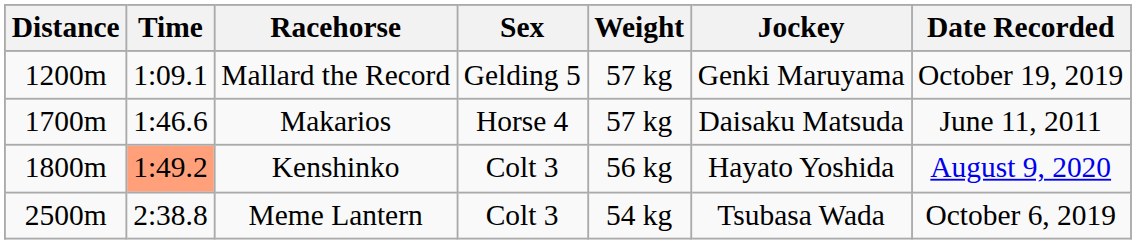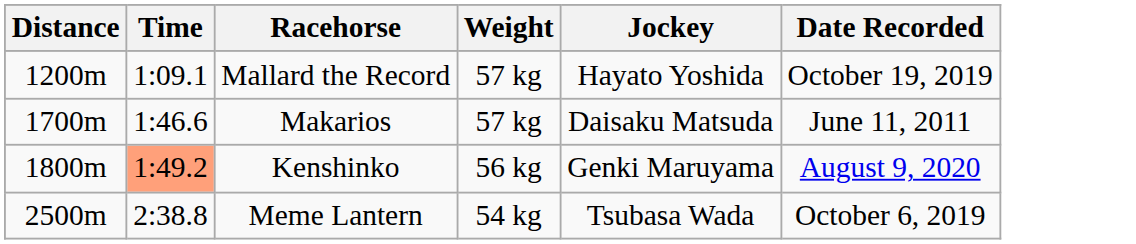- column: (522, 27)
(801, 74) Genki Maruyama -> (671, 74) Hayato Yoshida
(801, 167) Hayato Yoshida -> (671, 167) Genki Maruyama
